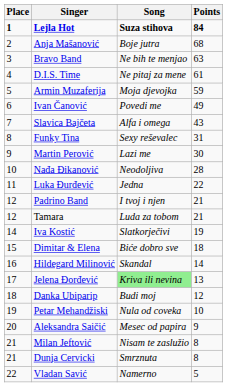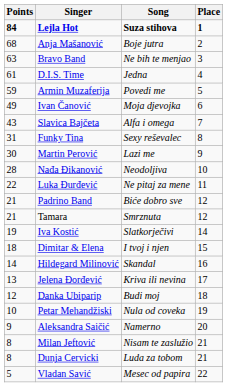columns swapped: (18, 12) <-> (207, 12)
(153, 75) Ne pitaj za mene -> (135, 75) Jedna
(148, 91) Moja djevojka -> (144, 91) Povedi me
(140, 106) Povedi me -> (152, 106) Moja djevojka
(131, 185) Jedna -> (157, 185) Ne pitaj za mene
(142, 201) I tvoj i njen -> (153, 201) Biće dobro sve
(149, 216) Luda za tobom -> (142, 216) Smrznuta
(149, 248) Biće dobro sve -> (146, 248) I tvoj i njen
(151, 279) lightgreen background -> (155, 279) no background
(153, 327) Mesec od papira -> (142, 327) Namerno
(138, 358) Smrznuta -> (153, 358) Luda za tobom
(138, 374) Namerno -> (157, 374) Mesec od papira
